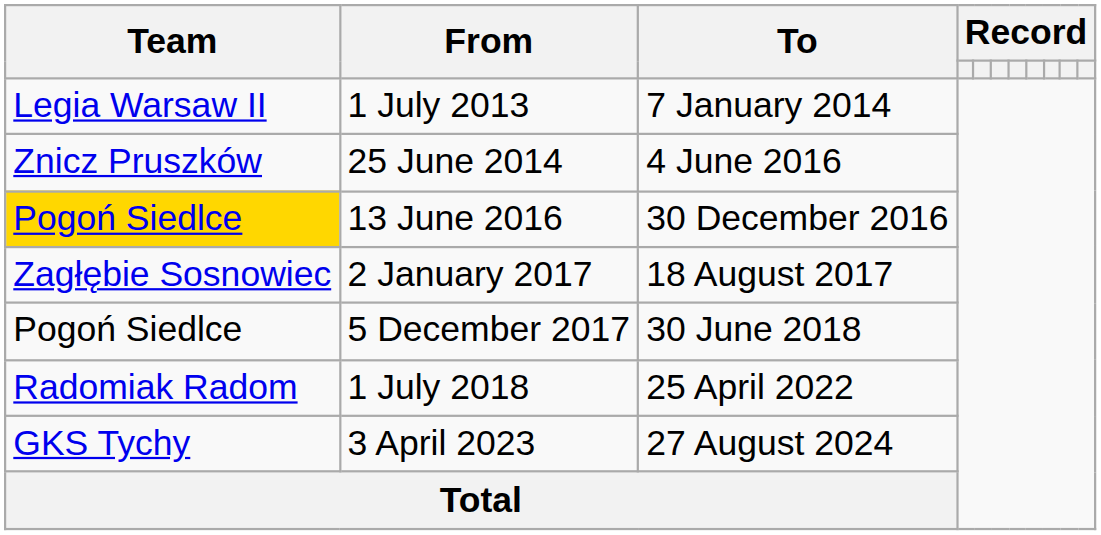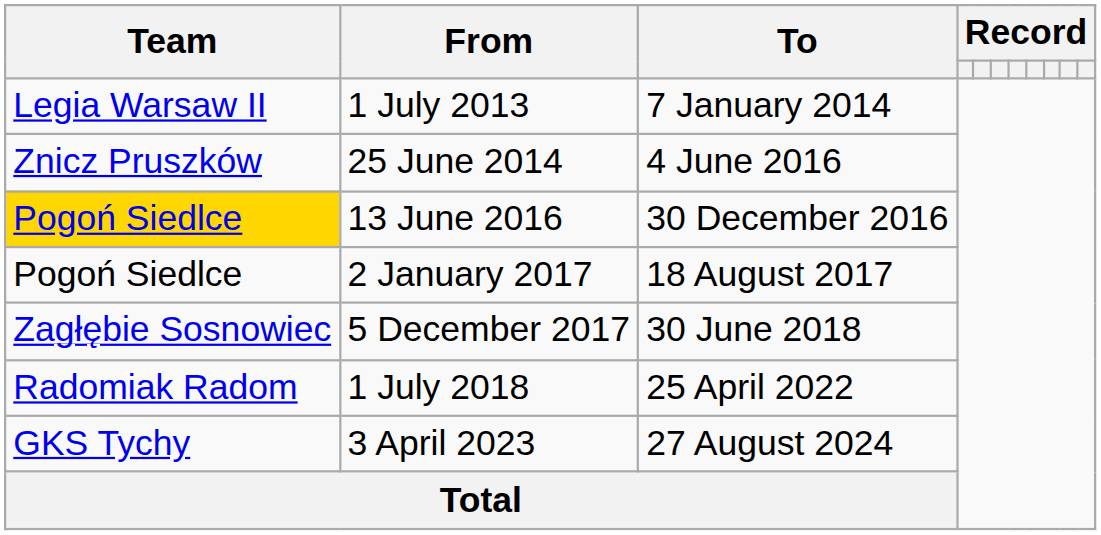(172, 274) Zagłębie Sosnowiec -> (128, 274) Pogoń Siedlce
(128, 330) Pogoń Siedlce -> (172, 330) Zagłębie Sosnowiec
